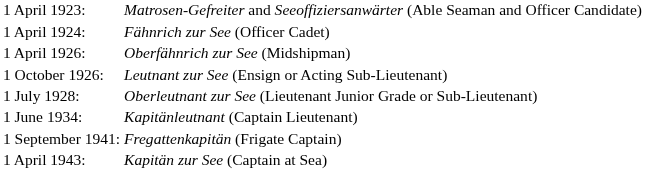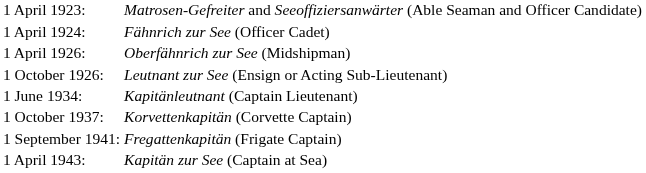- row: (41, 96)
+ row: (53, 117)
